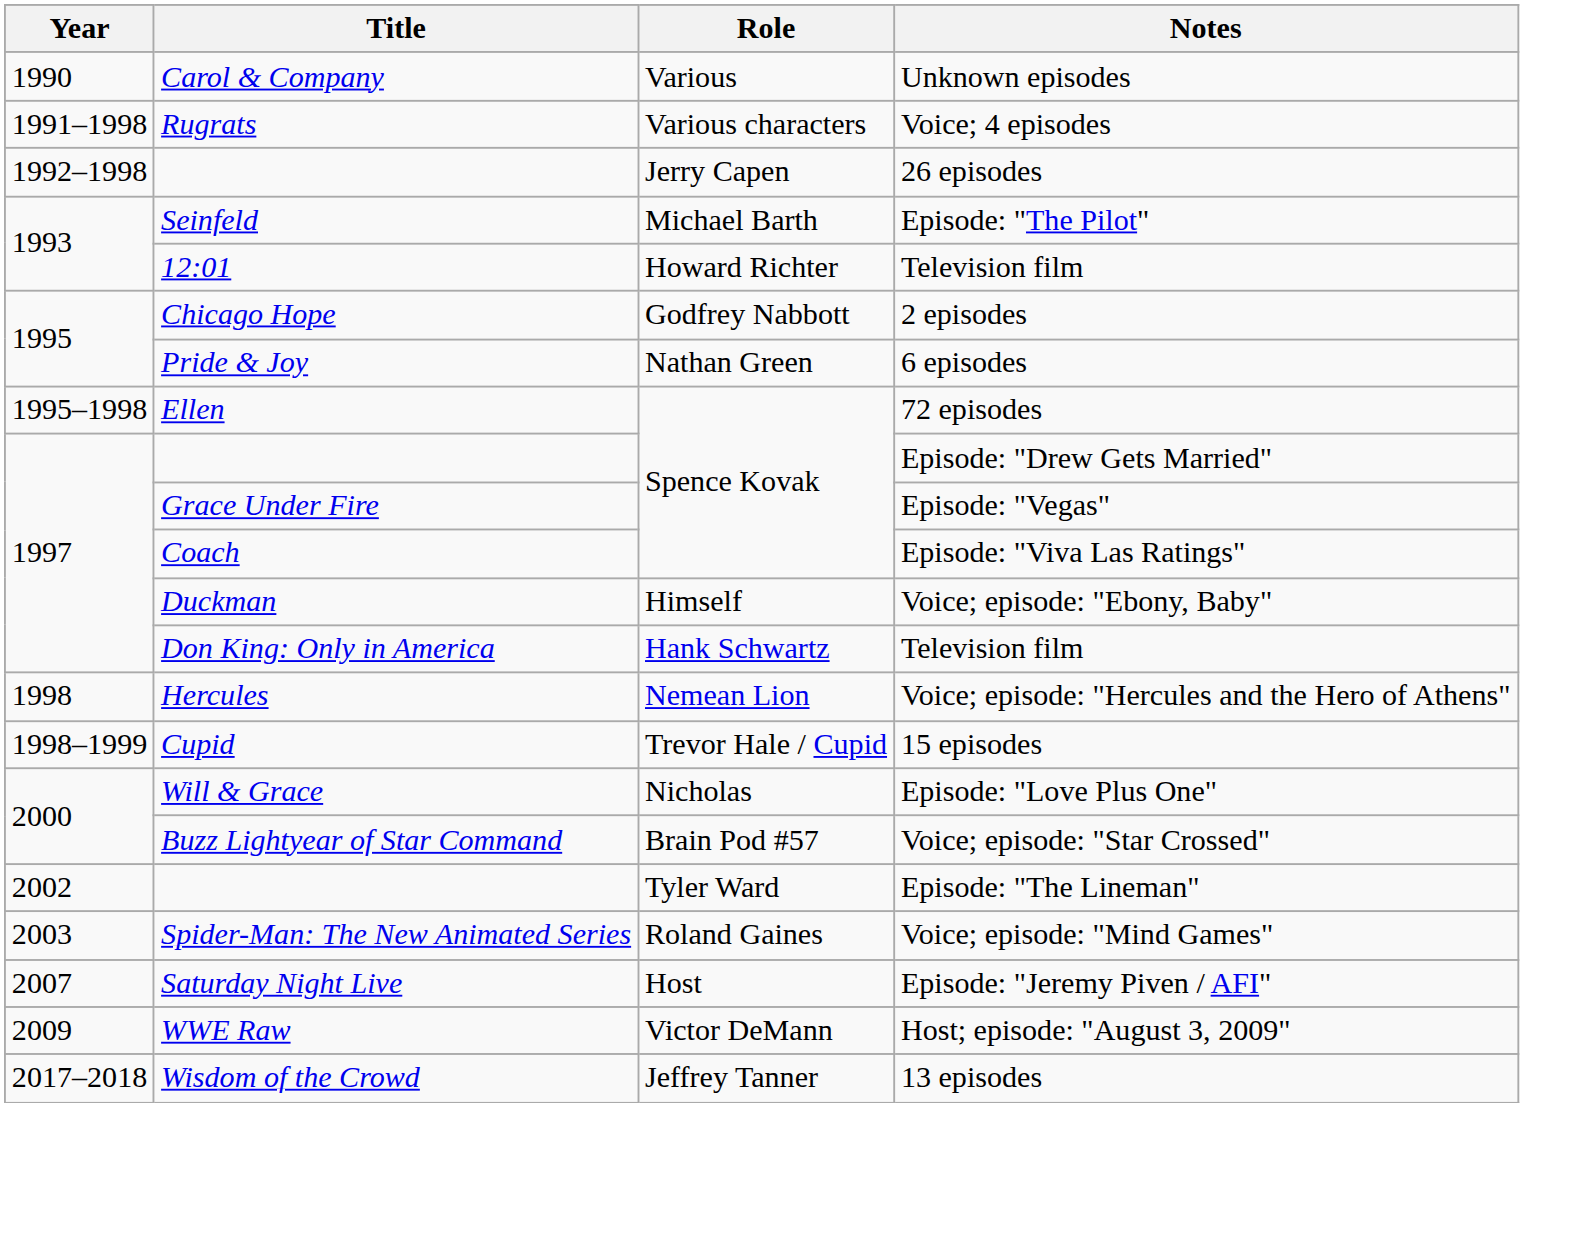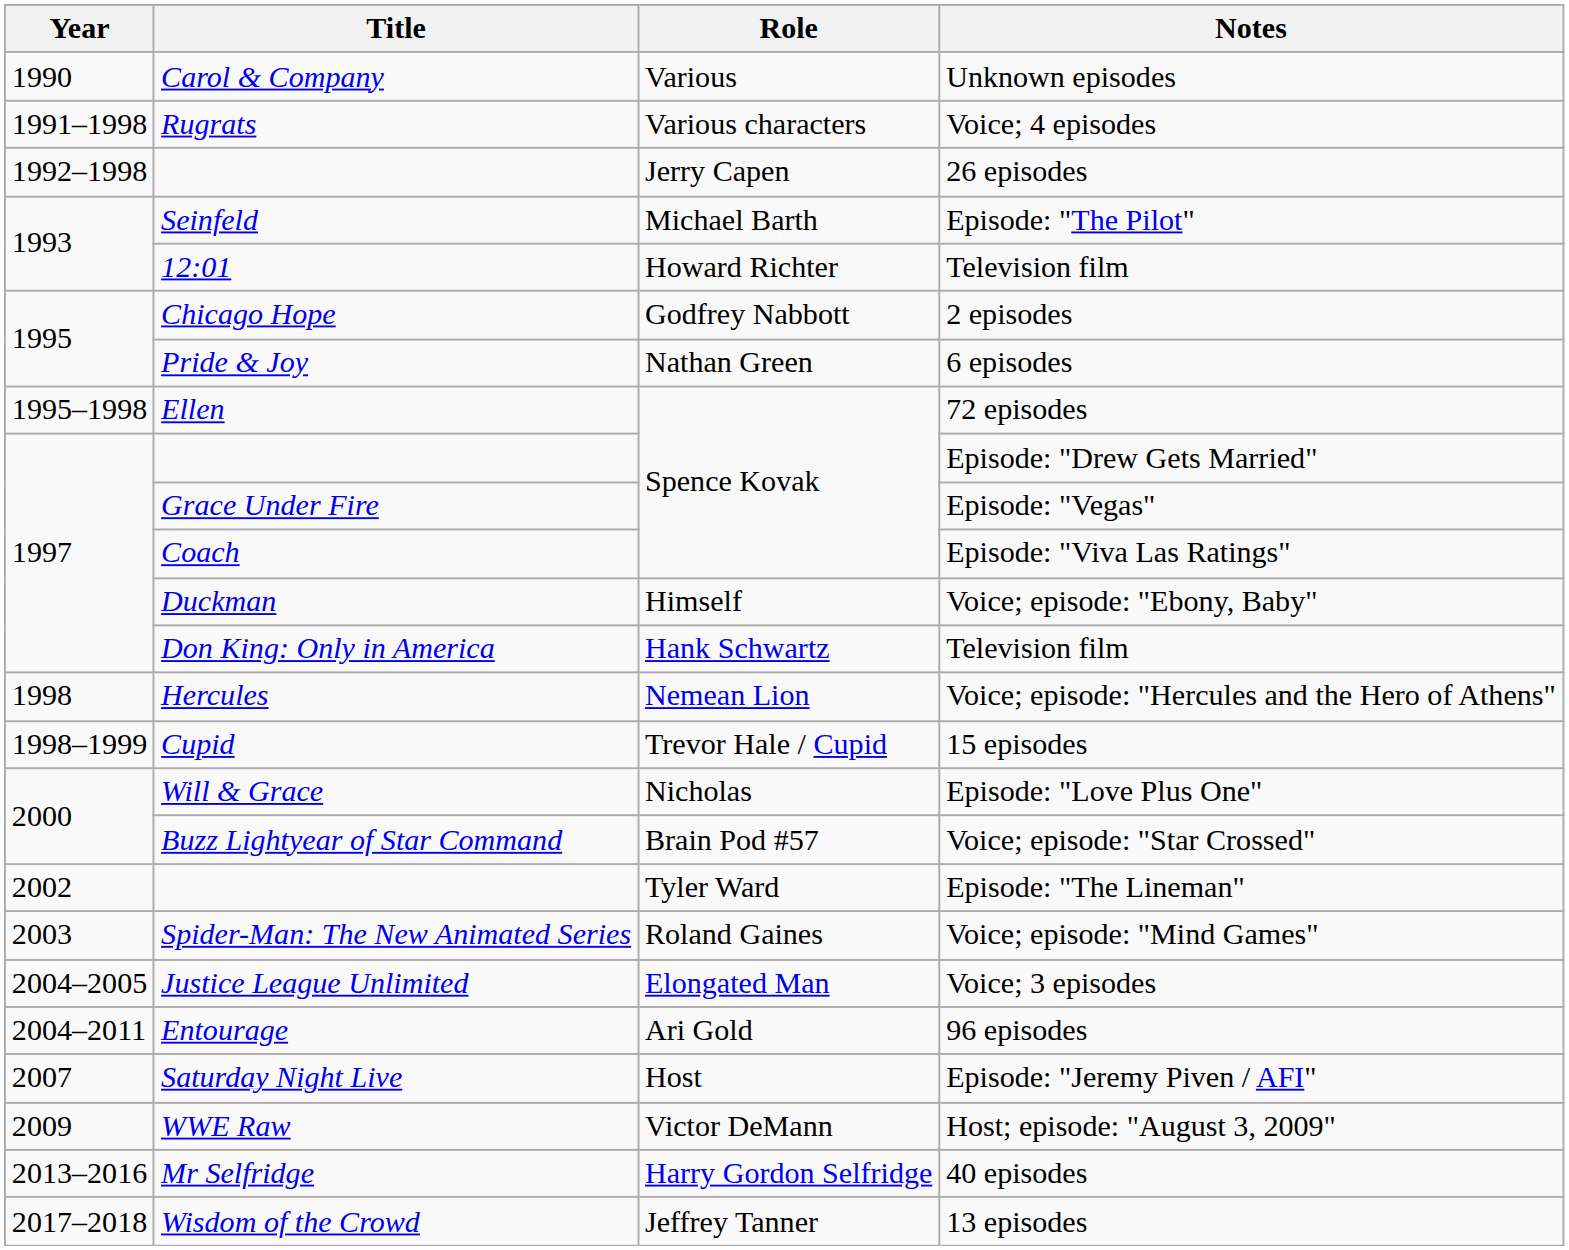+ row: (315, 982)
+ row: (225, 1030)
+ row: (238, 1173)
